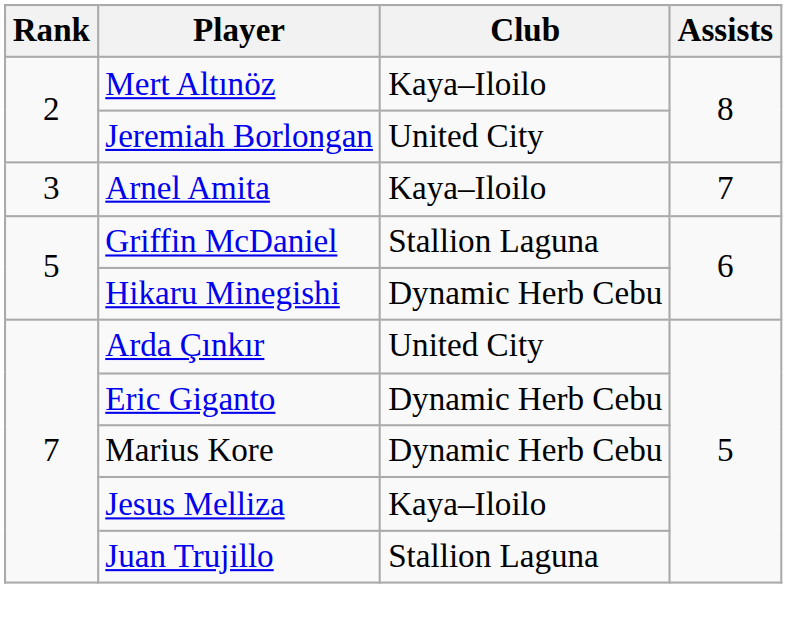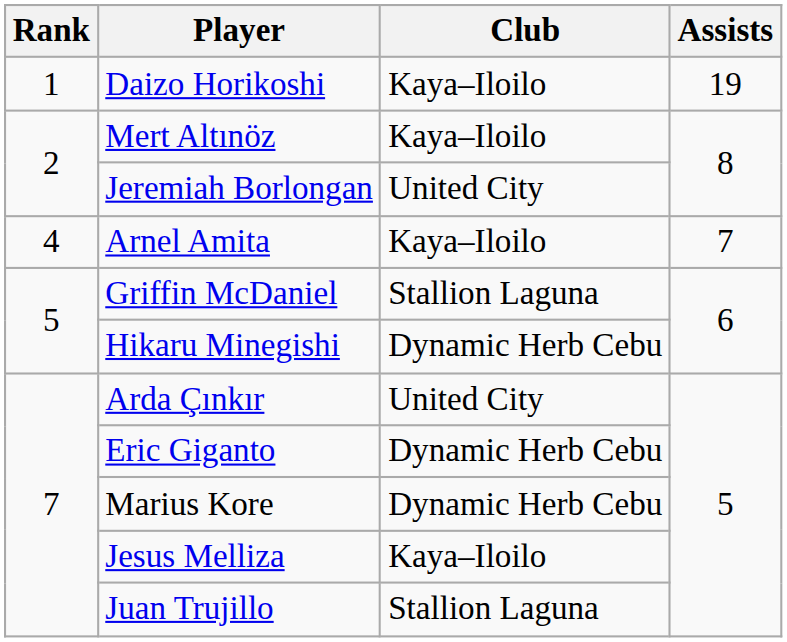+ row: (215, 83)
(51, 188) 3 -> (51, 240) 4
